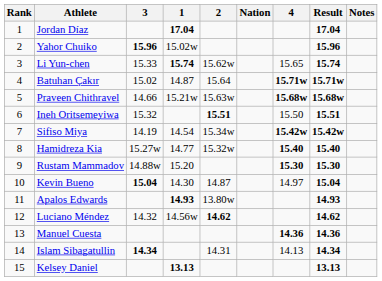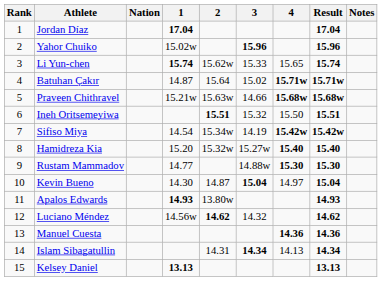columns swapped: (255, 13) <-> (145, 13)
(182, 149) 14.77 -> (181, 149) 15.20
(182, 166) 15.20 -> (181, 166) 14.77
